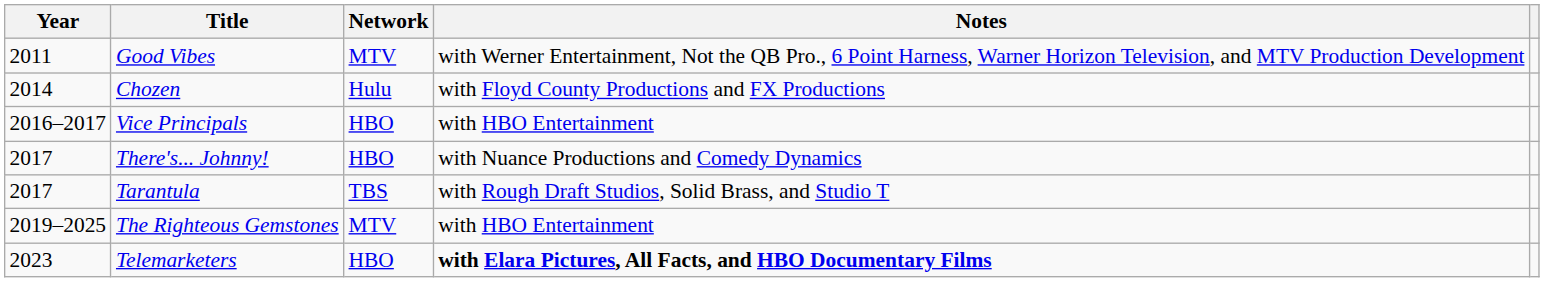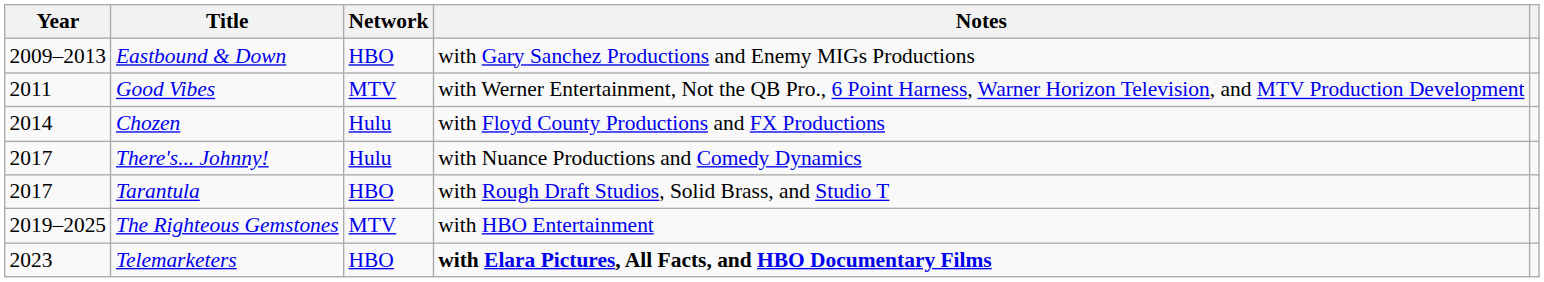+ row: (201, 55)
- row: (182, 123)
(371, 157) HBO -> (370, 157) Hulu
(368, 191) TBS -> (371, 191) HBO
